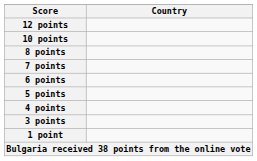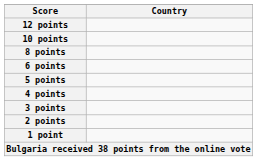- row: (45, 66)
+ row: (45, 121)
